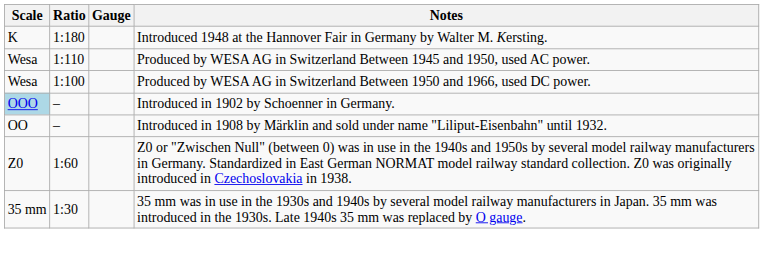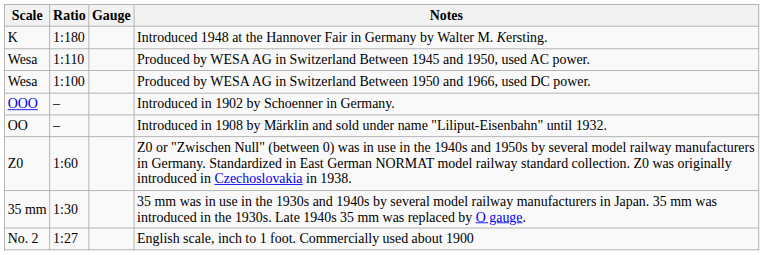(23, 103) lightblue background -> (23, 103) no background
+ row: (305, 239)
